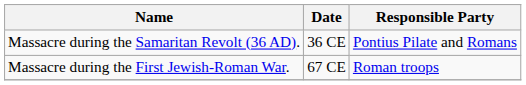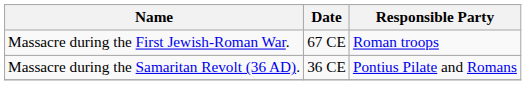rows swapped: (154, 42) <-> (149, 67)
